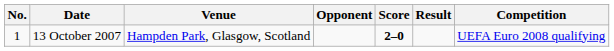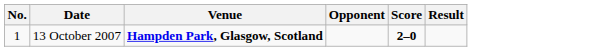- column: (531, 14)
(219, 35) normal -> (225, 35) bold
